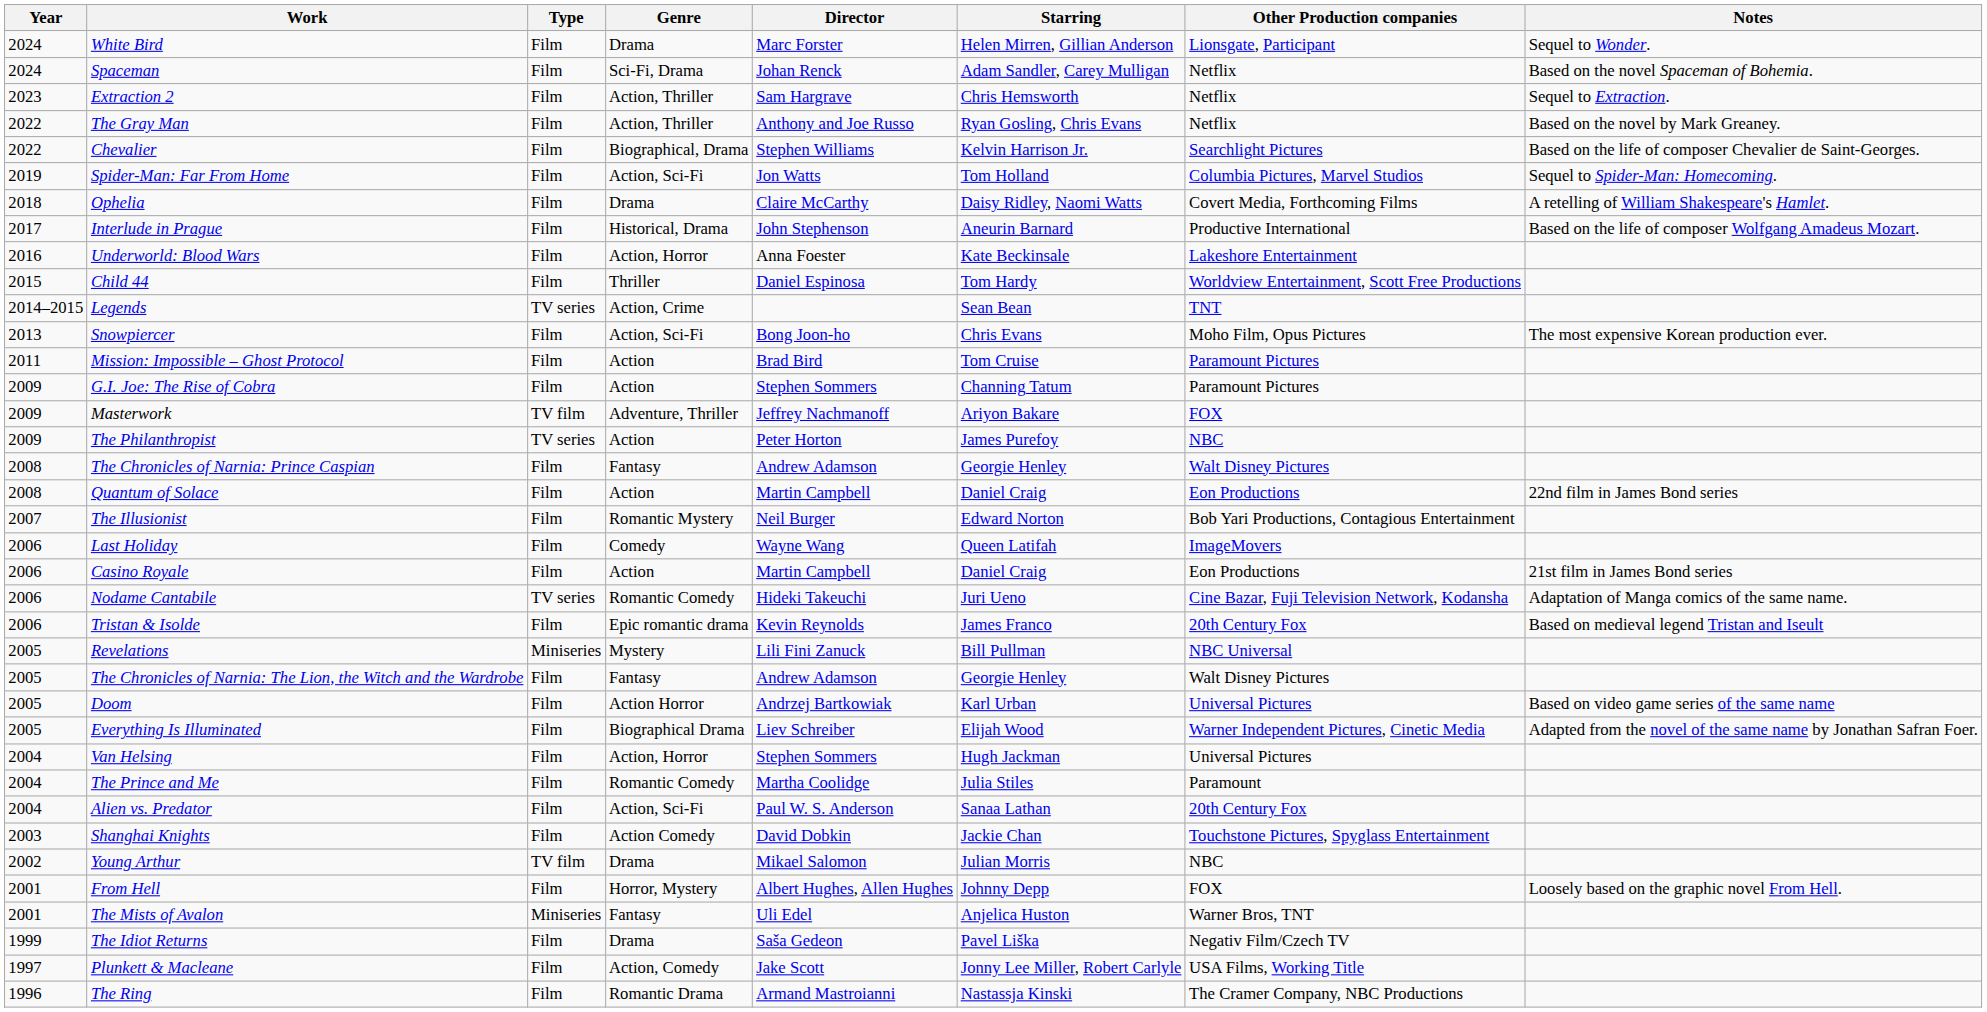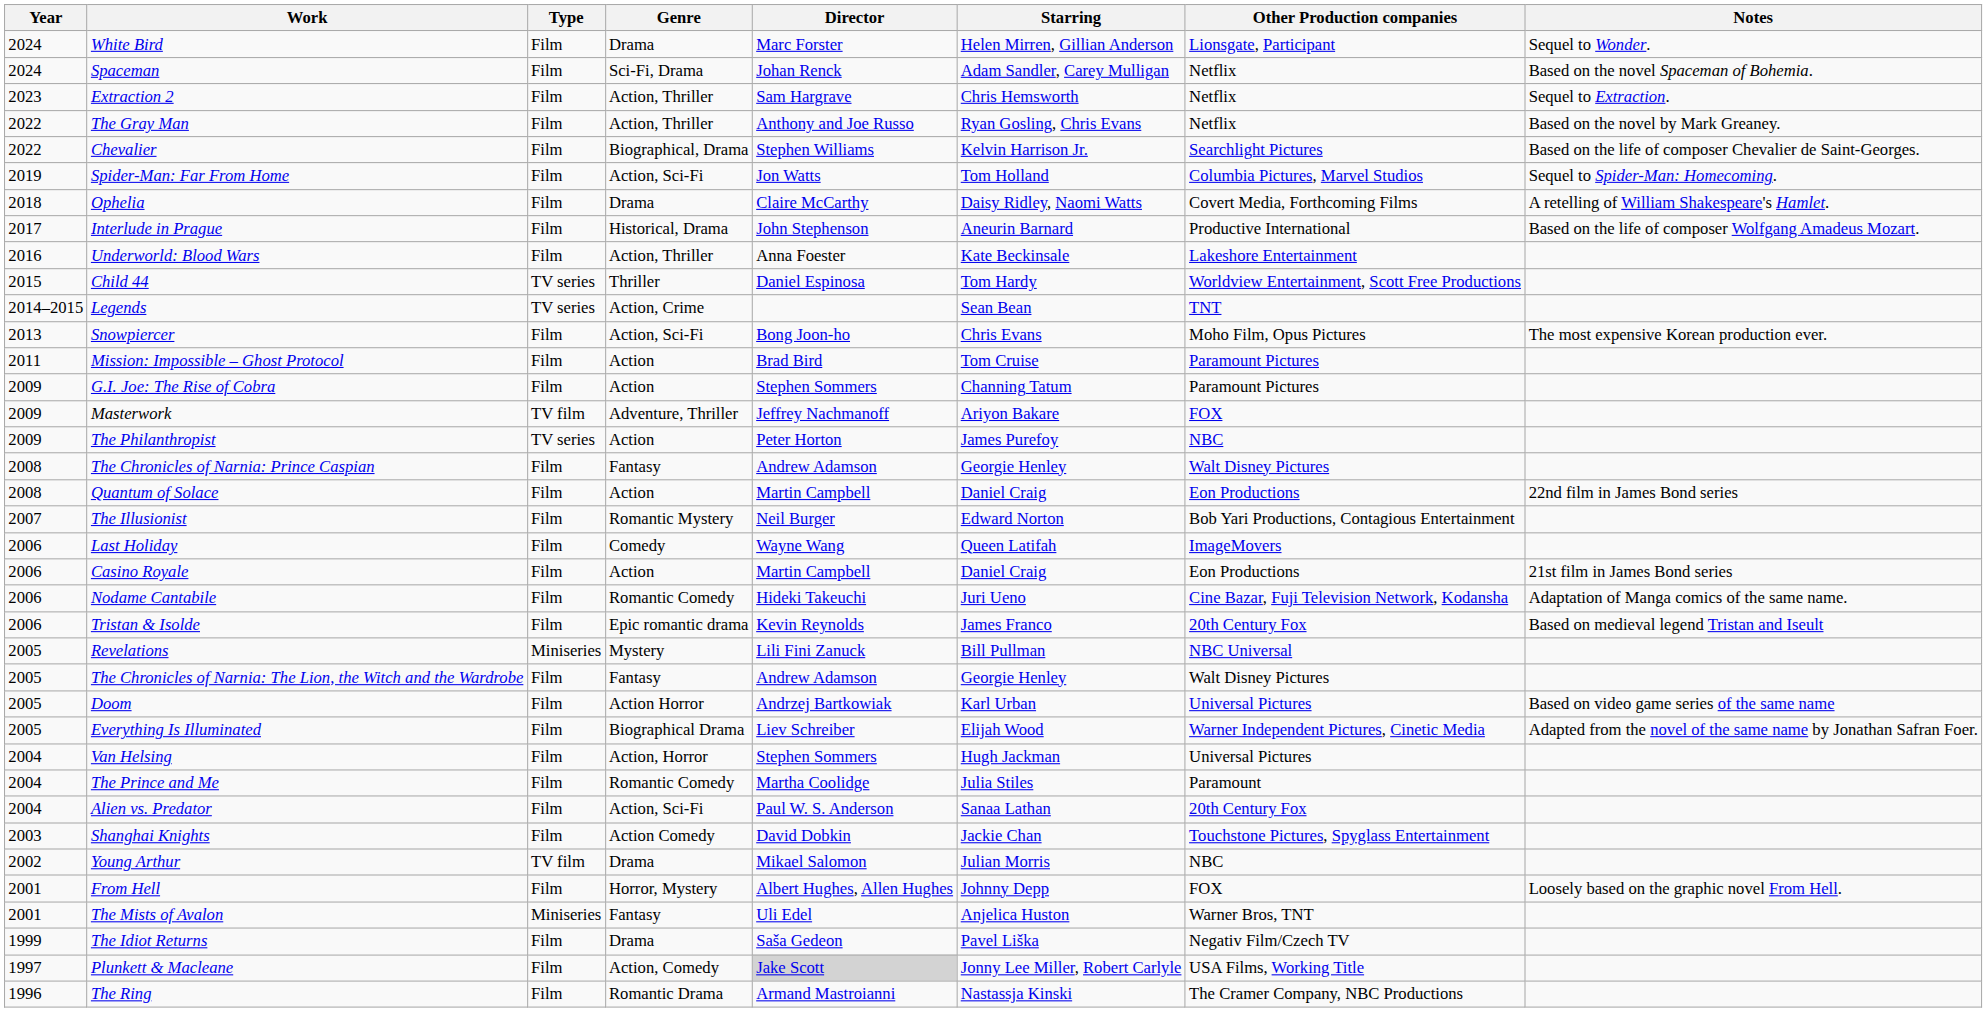(658, 255) Action, Horror -> (661, 255) Action, Thriller
(547, 281) Film -> (563, 281) TV series
(563, 598) TV series -> (547, 598) Film
(790, 967) no background -> (790, 967) lightgrey background
